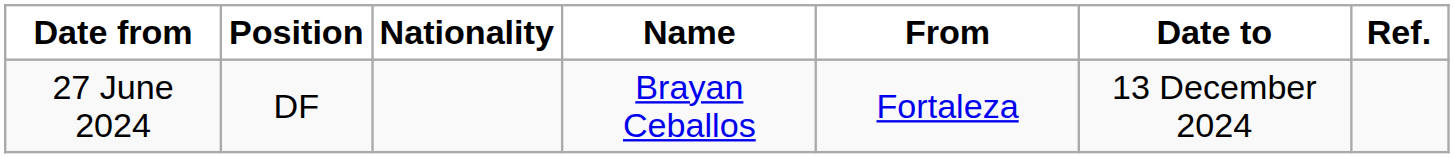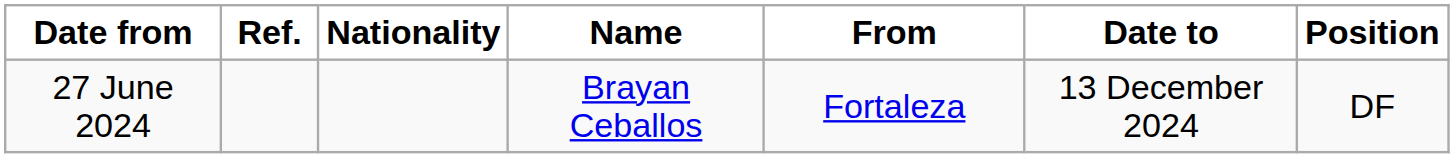columns swapped: (296, 33) <-> (1399, 33)
